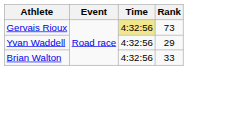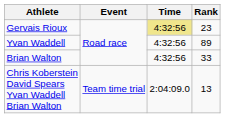(169, 28) 73 -> (206, 28) 23
(169, 43) 29 -> (206, 43) 89
+ row: (42, 89)
